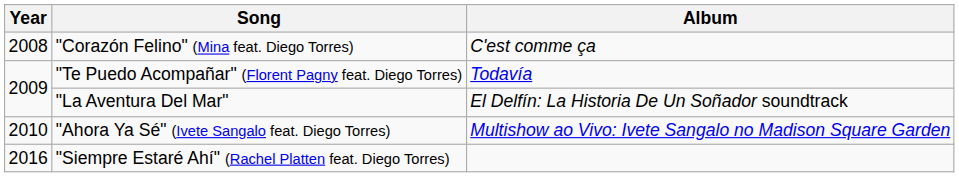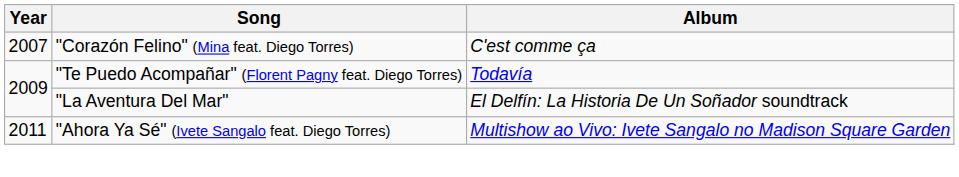(28, 46) 2008 -> (28, 46) 2007
(28, 130) 2010 -> (28, 130) 2011
- row: (253, 158)
